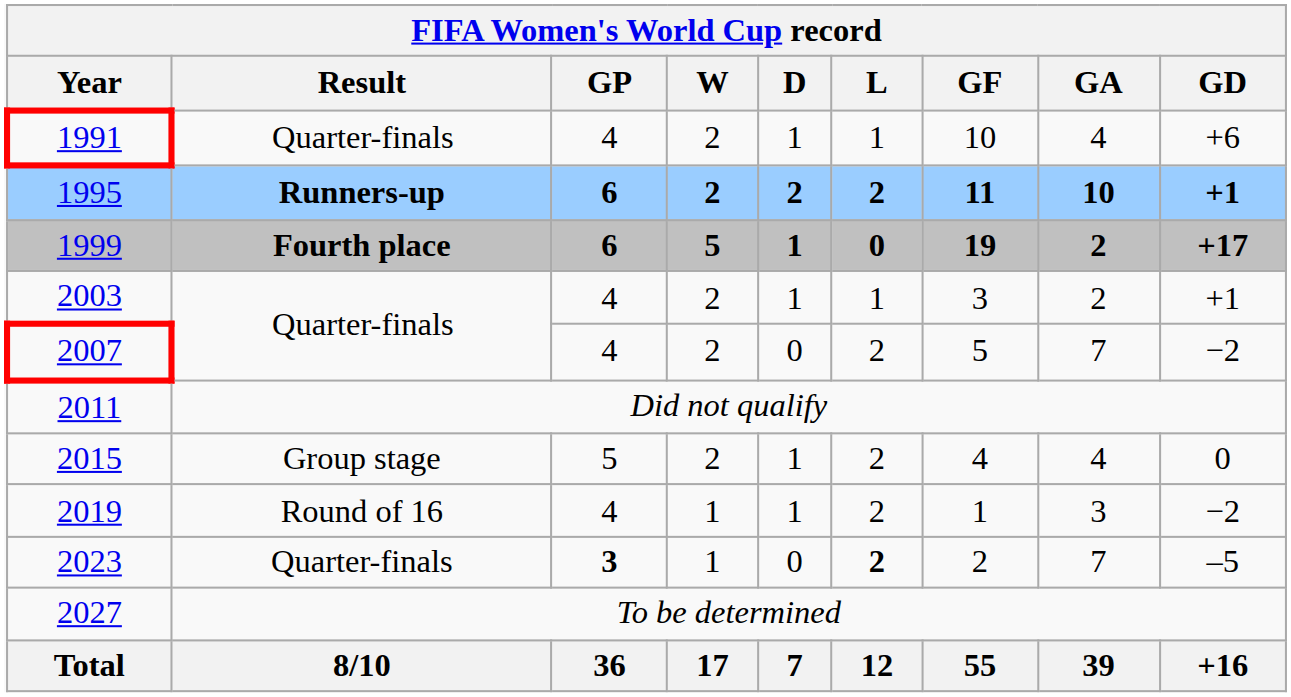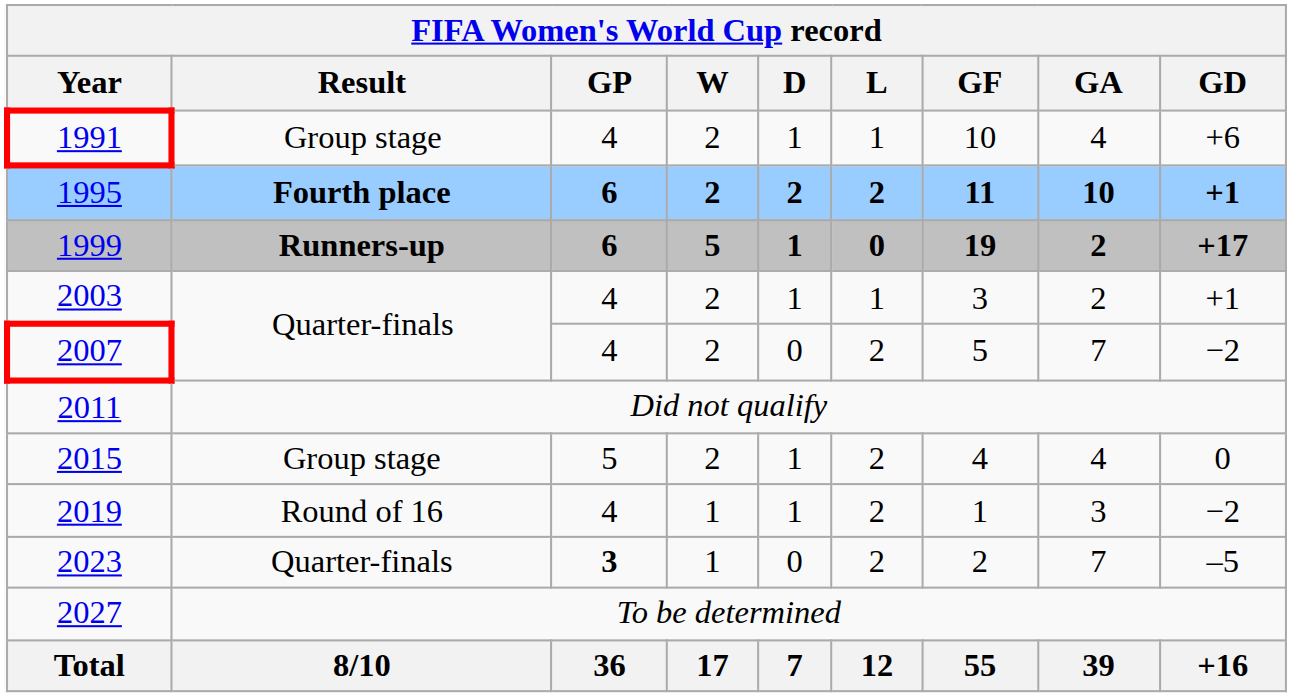(363, 137) Quarter-finals -> (363, 137) Group stage
(362, 191) Runners-up -> (362, 191) Fourth place
(362, 244) Fourth place -> (362, 244) Runners-up
(877, 561) bold -> (877, 561) normal
